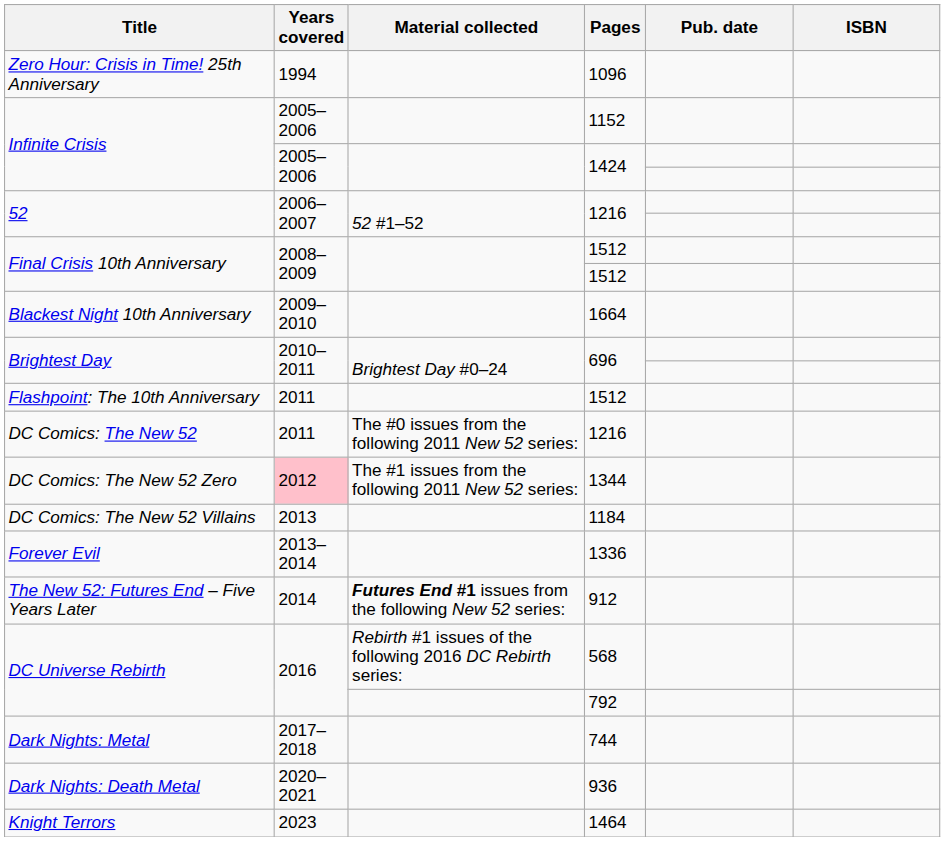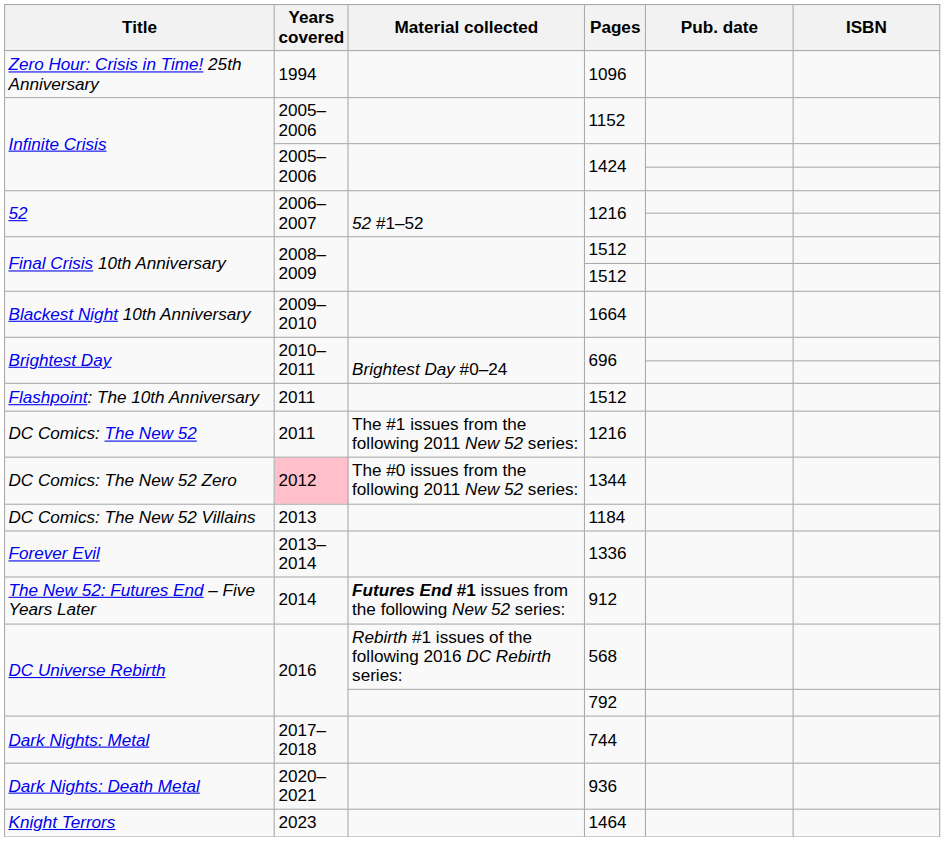(465, 434) The #0 issues from the following 2011 New 52 series: -> (465, 434) The #1 issues from the following 2011 New 52 series:
(465, 480) The #1 issues from the following 2011 New 52 series: -> (465, 480) The #0 issues from the following 2011 New 52 series:
